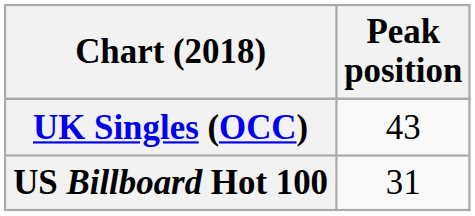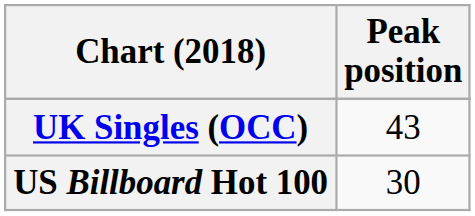(403, 182) 31 -> (403, 182) 30
